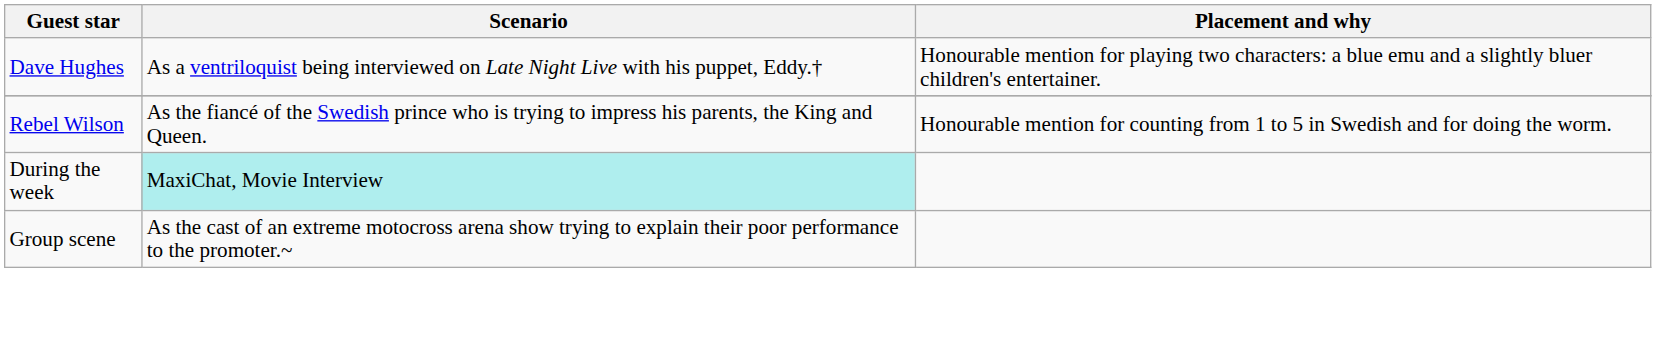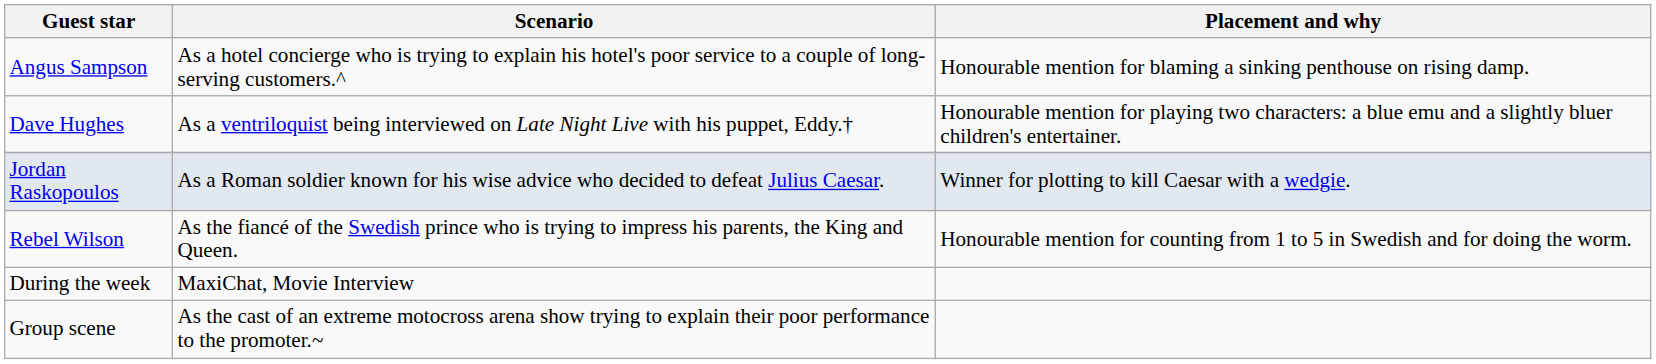+ row: (78, 66)
+ row: (64, 181)
(265, 181) paleturquoise background -> (296, 283) no background
